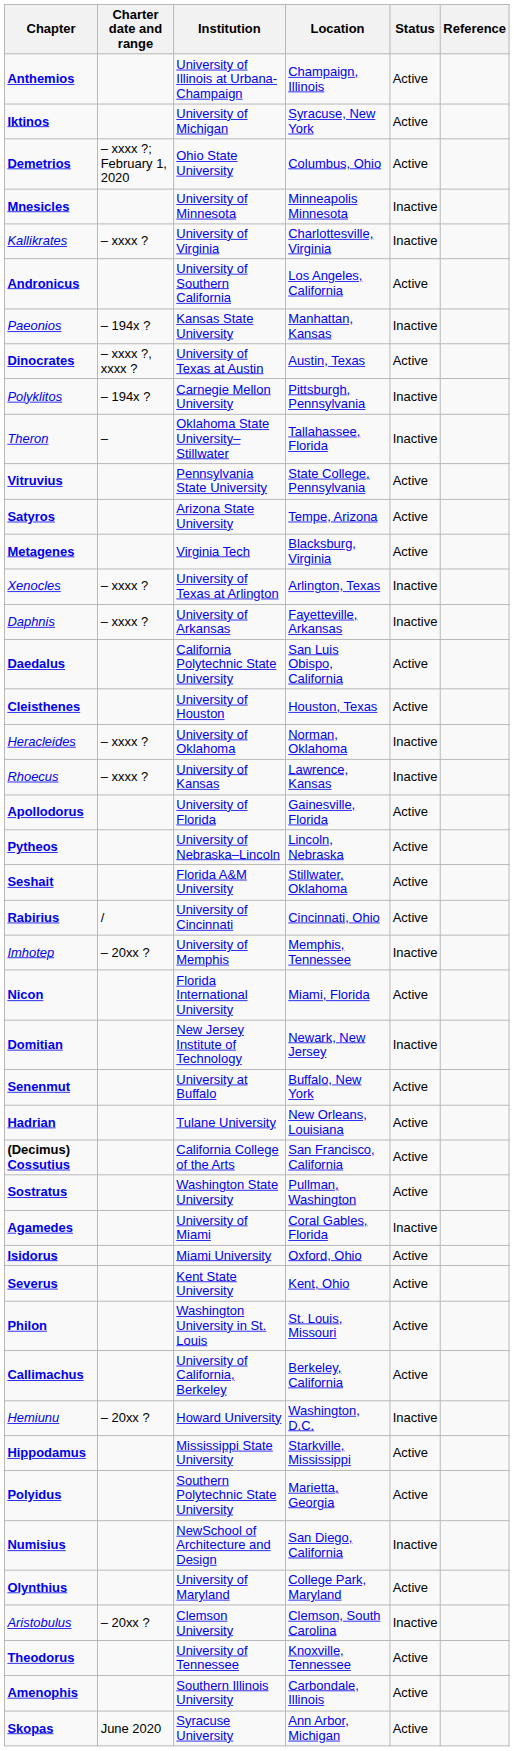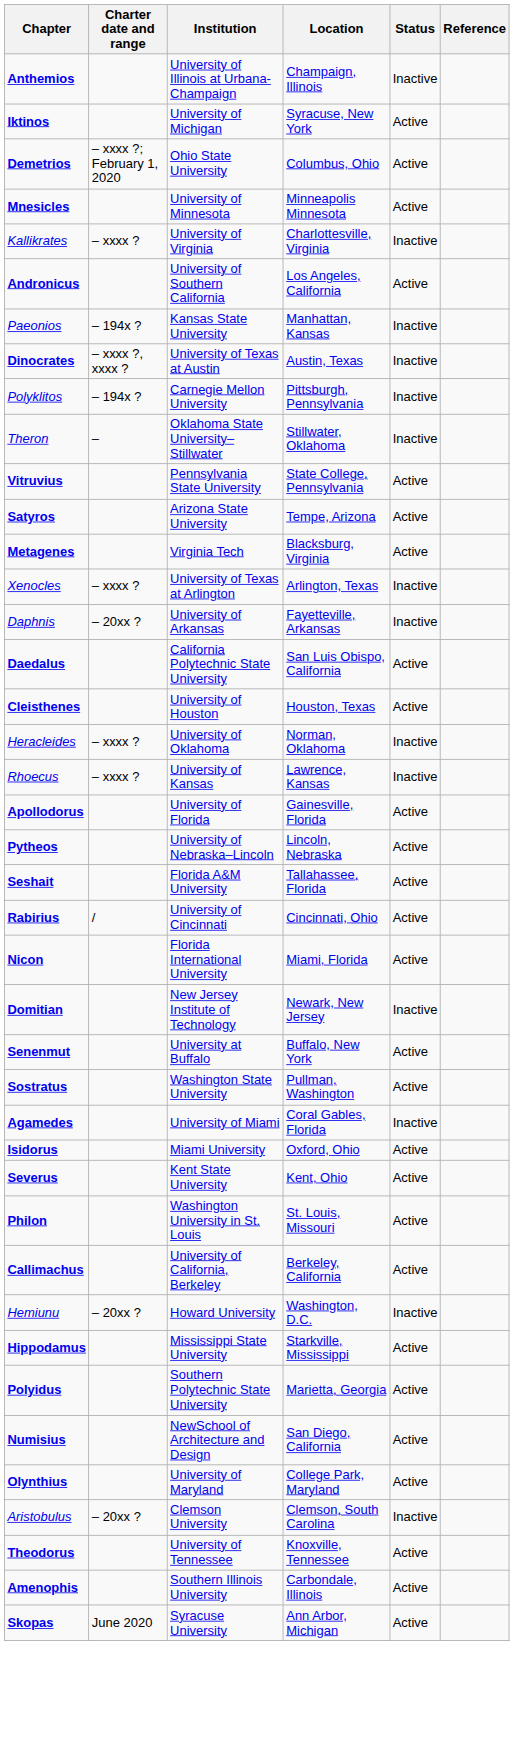(410, 79) Active -> (415, 79) Inactive
(415, 206) Inactive -> (410, 206) Active
(410, 361) Active -> (415, 361) Inactive
(324, 439) Tallahassee, Florida -> (316, 439) Stillwater, Oklahoma
(124, 621) – xxxx ? -> (116, 621) – 20xx ?
(318, 882) Stillwater, Oklahoma -> (322, 882) Tallahassee, Florida
- row: (31, 952)
- row: (32, 1122)
- row: (39, 1157)
(415, 1545) Inactive -> (410, 1439) Active
